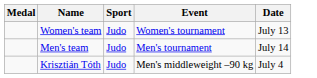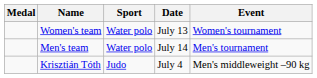columns swapped: (195, 13) <-> (273, 13)
(116, 30) Judo -> (129, 30) Water polo
(116, 47) Judo -> (129, 47) Water polo
